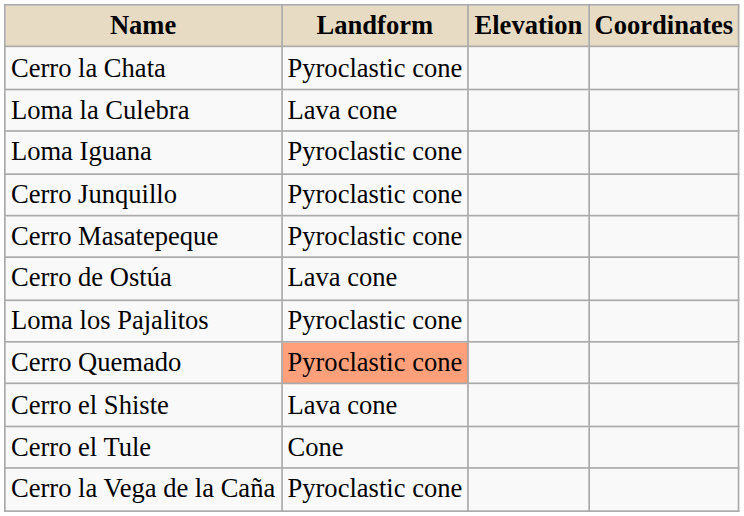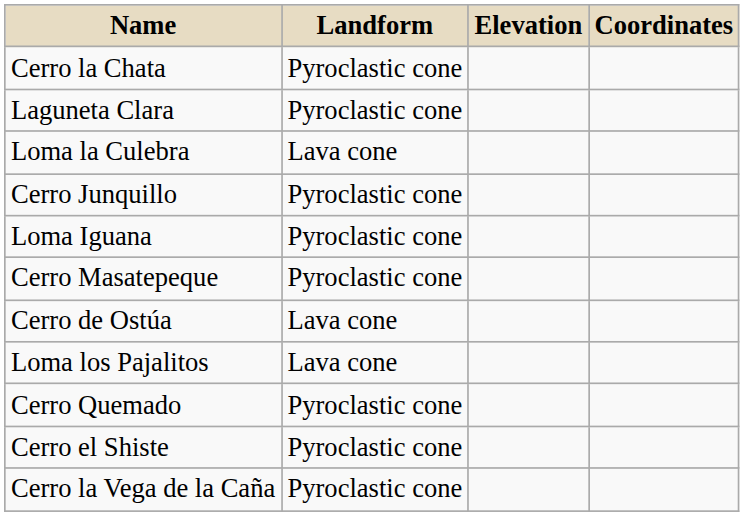+ row: (92, 109)
rows swapped: (81, 151) <-> (94, 194)
(375, 320) Pyroclastic cone -> (342, 362) Lava cone
(375, 362) lightsalmon background -> (375, 404) no background
(342, 404) Lava cone -> (375, 446) Pyroclastic cone
- row: (81, 446)
